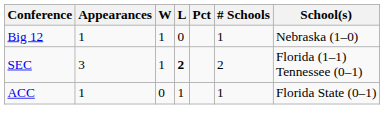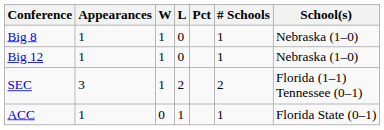+ row: (22, 36)
(181, 64) bold -> (181, 85) normal
